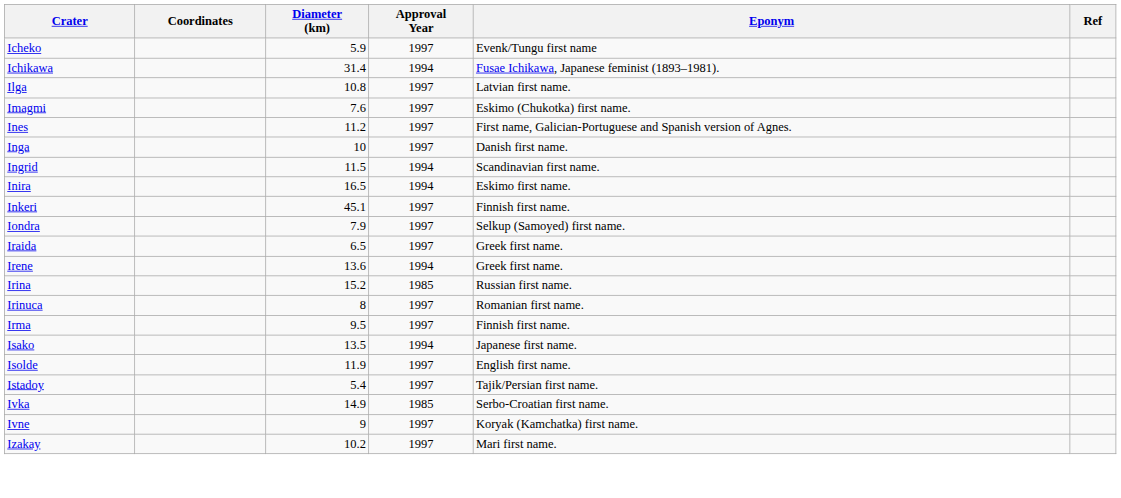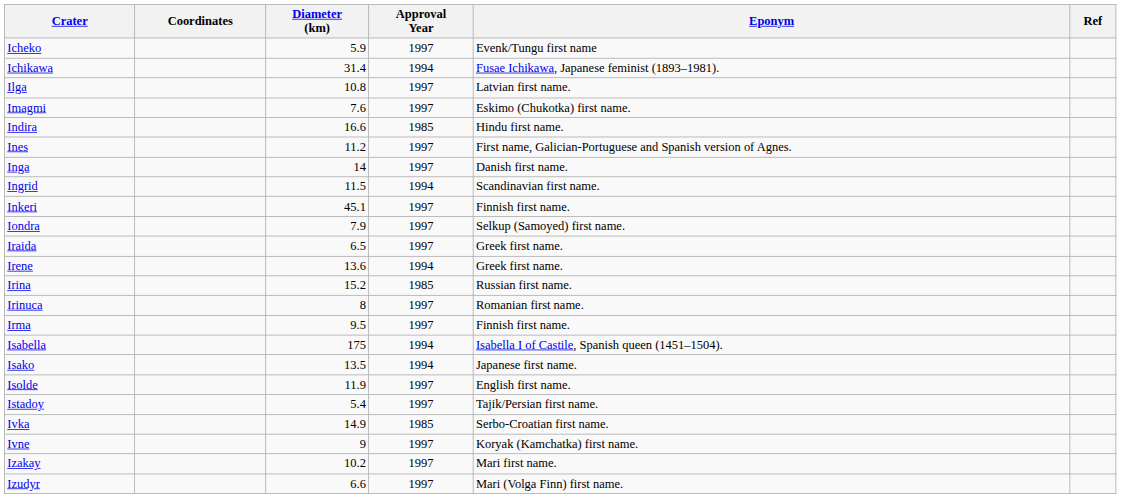+ row: (22, 127)
(360, 147) 10 -> (360, 166) 14
- row: (19, 186)
+ row: (27, 345)
+ row: (24, 483)
